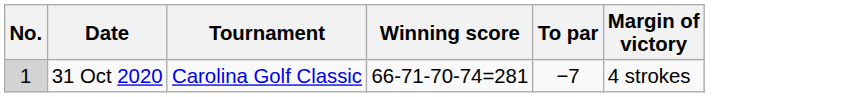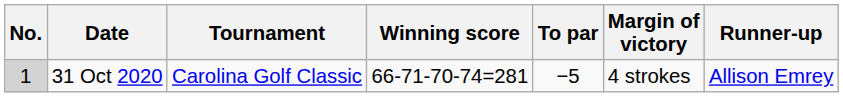+ column: (771, 32)
(568, 76) −7 -> (568, 76) −5
